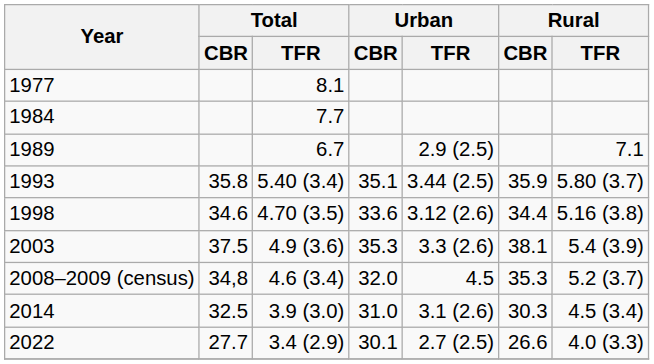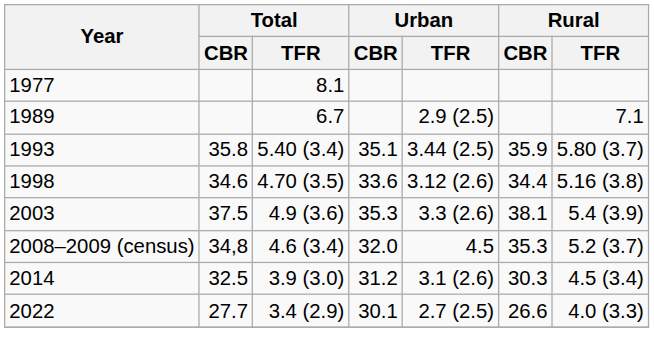- row: (32, 117)
(378, 310) 31.0 -> (378, 278) 31.2
